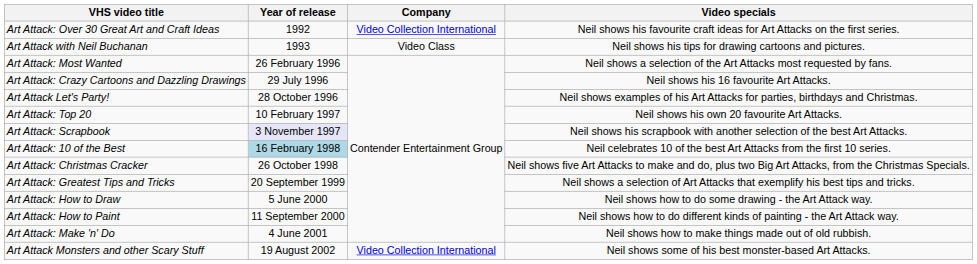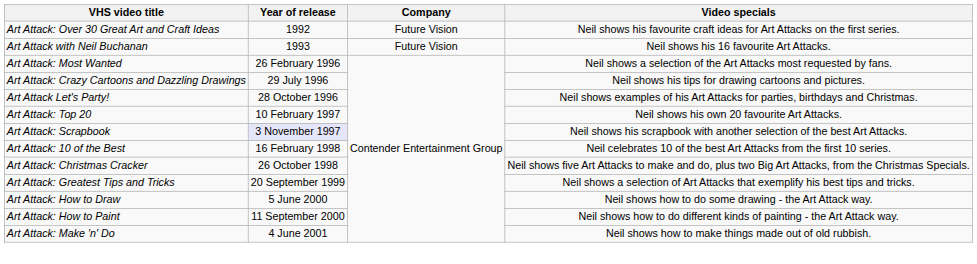(426, 30) Video Collection International -> (426, 30) Future Vision
(426, 47) Video Class -> (426, 47) Future Vision
(739, 47) Neil shows his tips for drawing cartoons and pictures. -> (739, 47) Neil shows his 16 favourite Art Attacks.
(739, 81) Neil shows his 16 favourite Art Attacks. -> (739, 81) Neil shows his tips for drawing cartoons and pictures.
(298, 149) lightblue background -> (298, 149) no background
- row: (105, 251)
